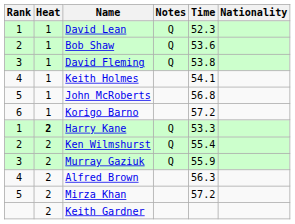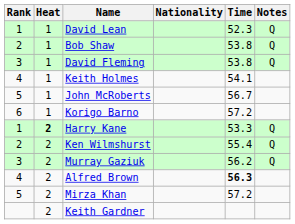columns swapped: (254, 13) <-> (171, 13)
(203, 46) 53.6 -> (240, 46) 53.8
(203, 95) 56.8 -> (240, 95) 56.7
(203, 161) 55.9 -> (240, 161) 56.2
(203, 178) normal -> (240, 178) bold
